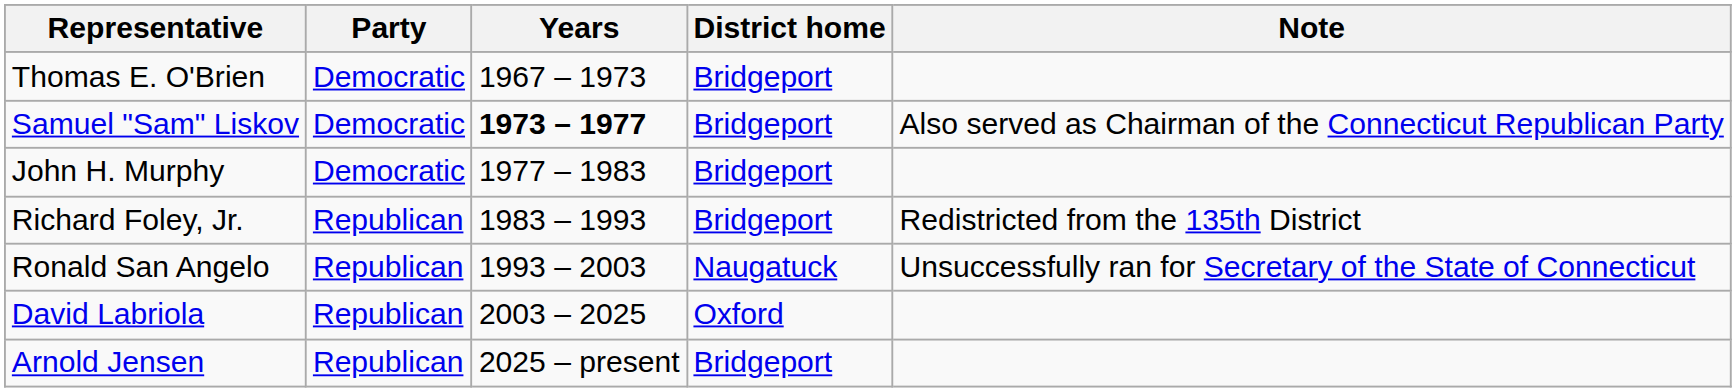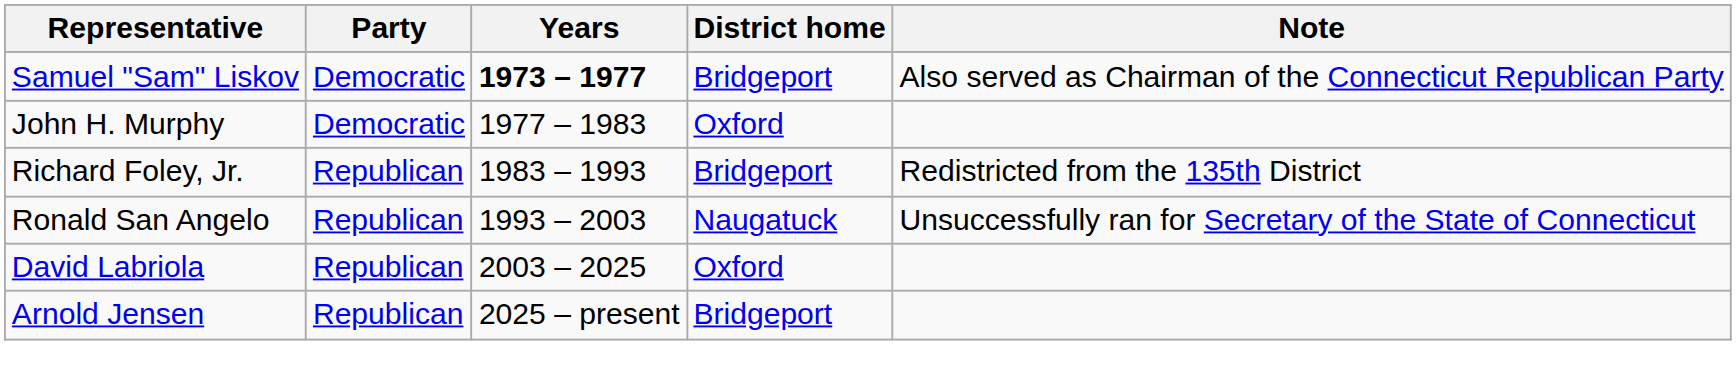- row: (138, 76)
(763, 171) Bridgeport -> (739, 123) Oxford
